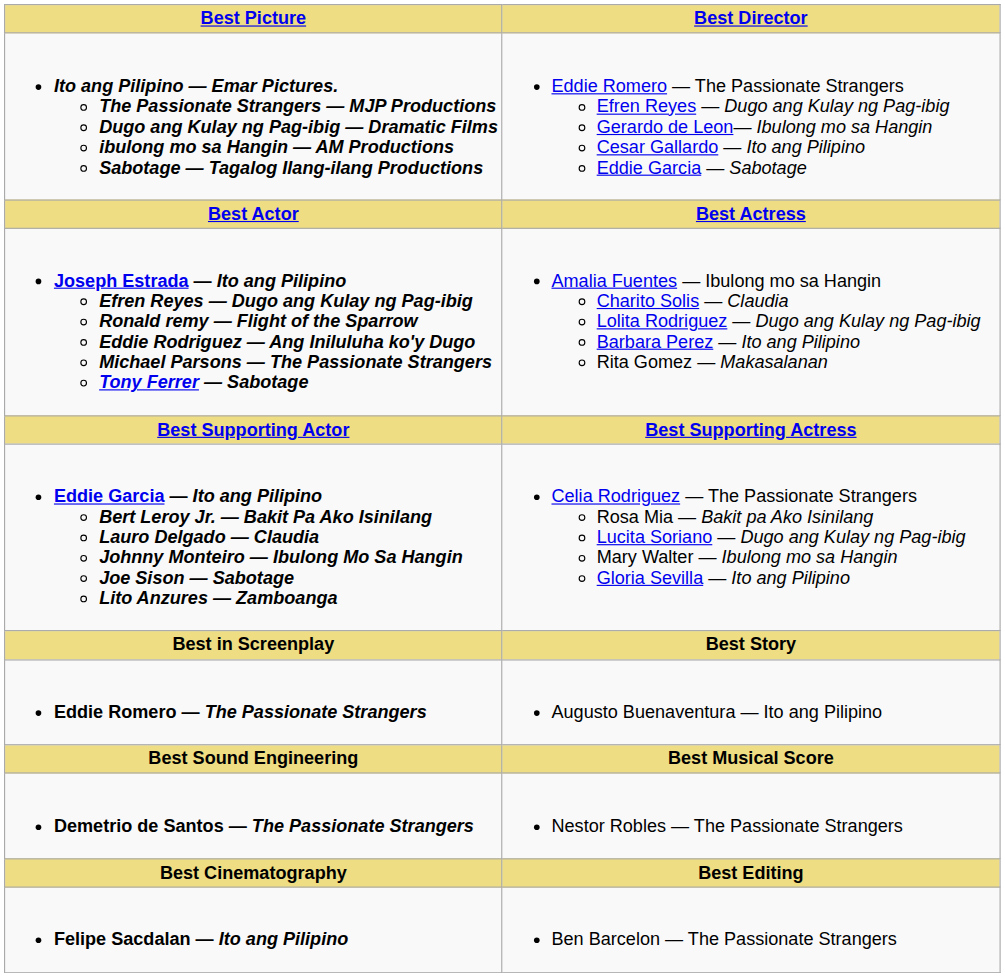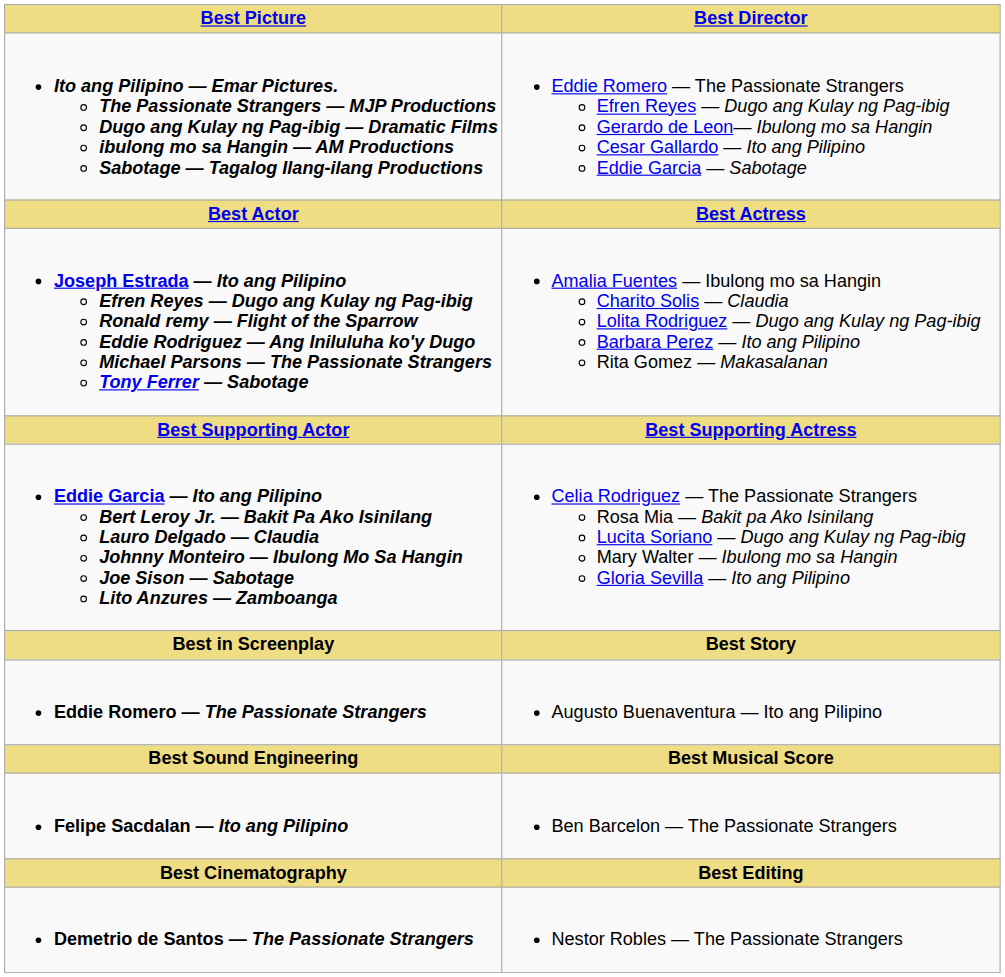rows swapped: (253, 826) <-> (253, 940)
